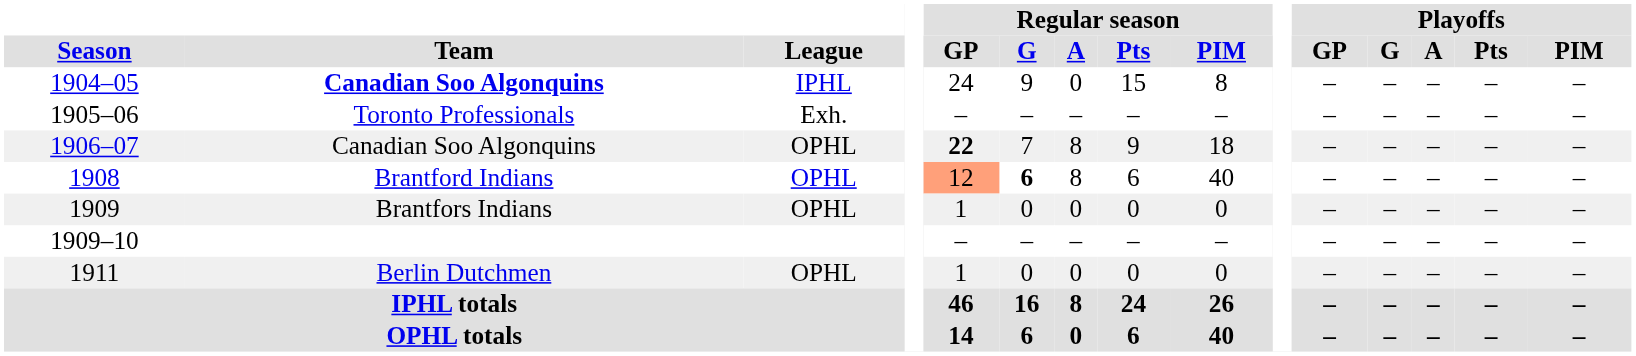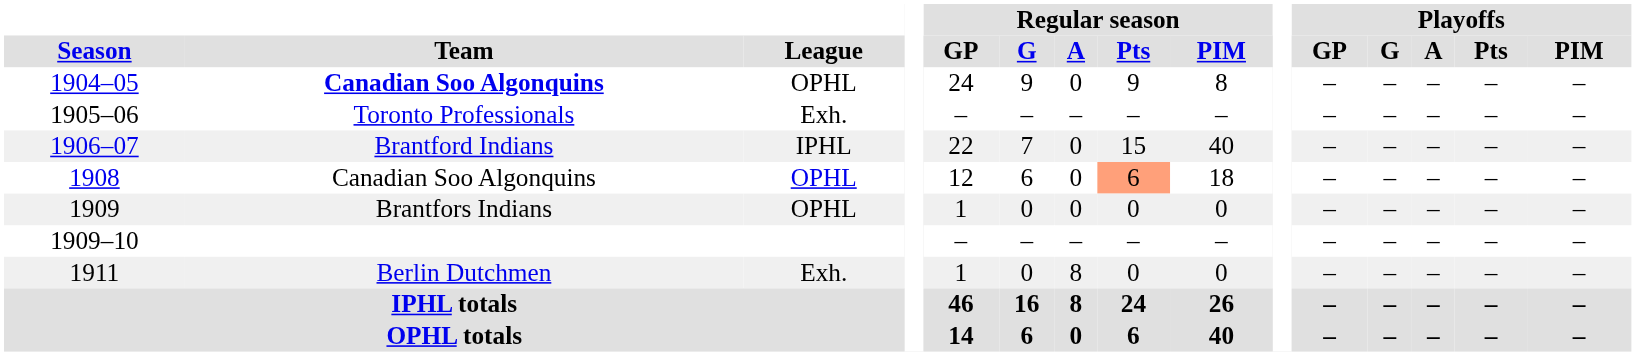(824, 82) IPHL -> (824, 82) OPHL
(1133, 82) 15 -> (1133, 82) 9
(464, 145) Canadian Soo Algonquins -> (464, 145) Brantford Indians
(824, 145) OPHL -> (824, 145) IPHL
(961, 145) bold -> (961, 145) normal
(1076, 145) 8 -> (1076, 145) 0
(1133, 145) 9 -> (1133, 145) 15
(1221, 145) 18 -> (1221, 145) 40
(464, 177) Brantford Indians -> (464, 177) Canadian Soo Algonquins
(961, 177) lightsalmon background -> (961, 177) no background
(1027, 177) bold -> (1027, 177) normal
(1076, 177) 8 -> (1076, 177) 0
(1133, 177) no background -> (1133, 177) lightsalmon background
(1221, 177) 40 -> (1221, 177) 18
(824, 272) OPHL -> (824, 272) Exh.
(1076, 272) 0 -> (1076, 272) 8
